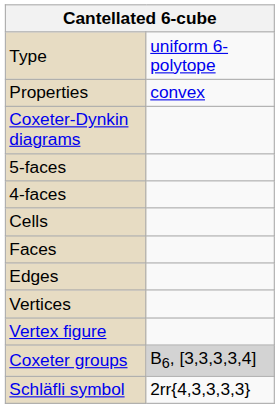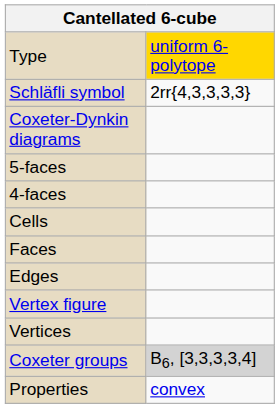(189, 55) no background -> (189, 55) gold background
rows swapped: (67, 389) <-> (49, 92)
rows swapped: (40, 304) <-> (58, 331)
